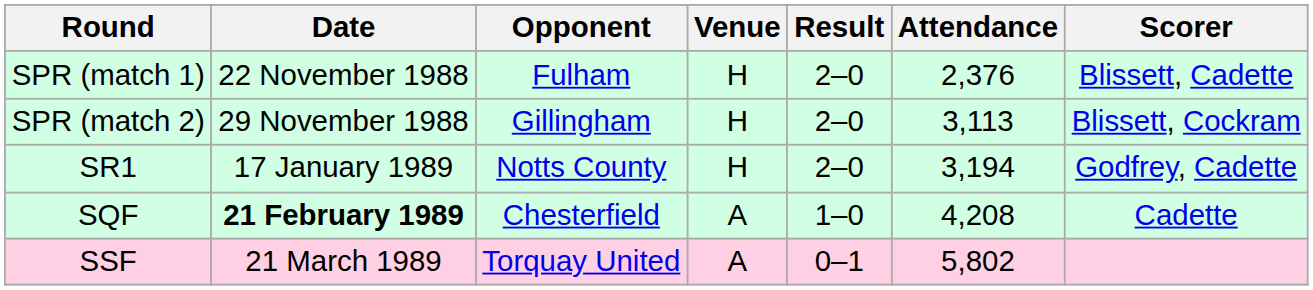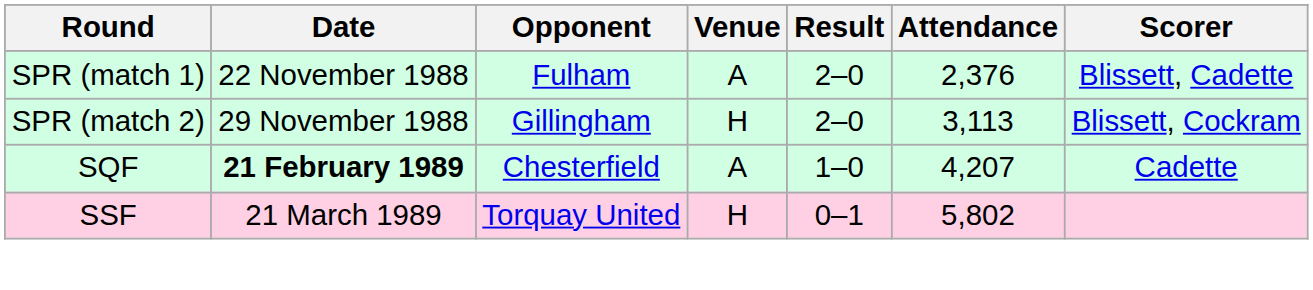(737, 74) H -> (737, 74) A
- row: (108, 167)
(978, 214) 4,208 -> (978, 167) 4,207
(737, 261) A -> (737, 214) H
